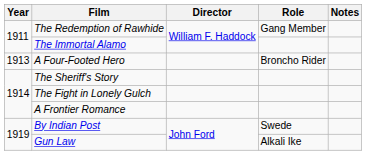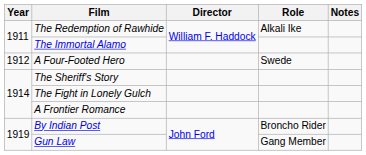(293, 28) Gang Member -> (281, 28) Alkali Ike
(18, 61) 1913 -> (18, 61) 1912
(293, 61) Broncho Rider -> (276, 61) Swede
(276, 126) Swede -> (293, 126) Broncho Rider
(281, 142) Alkali Ike -> (293, 142) Gang Member
